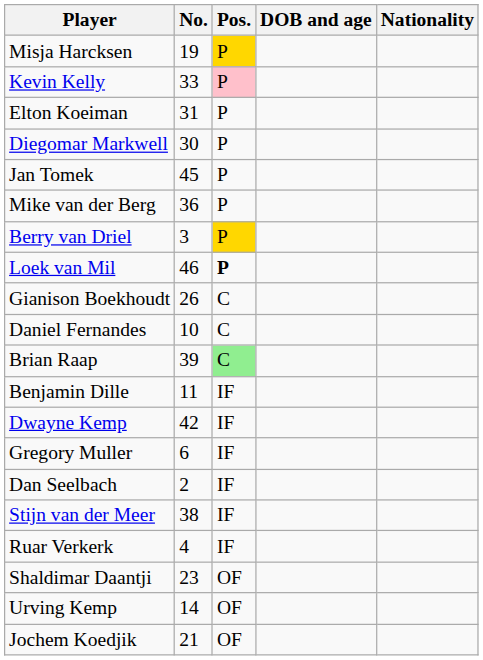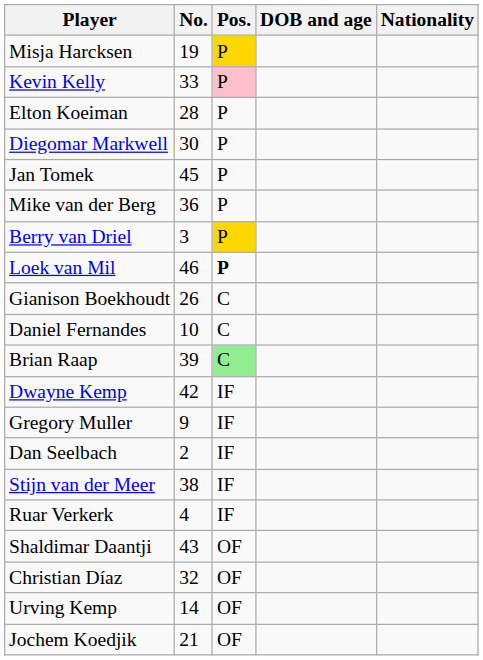(189, 112) 31 -> (189, 112) 28
- row: (69, 391)
(184, 453) 6 -> (184, 422) 9
(189, 577) 23 -> (189, 546) 43
+ row: (66, 577)
